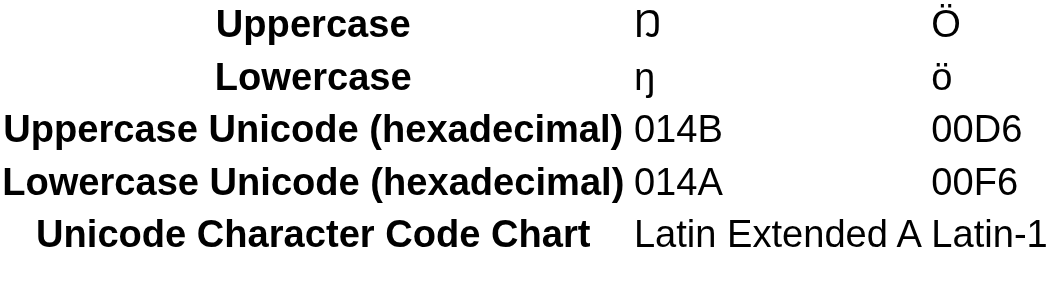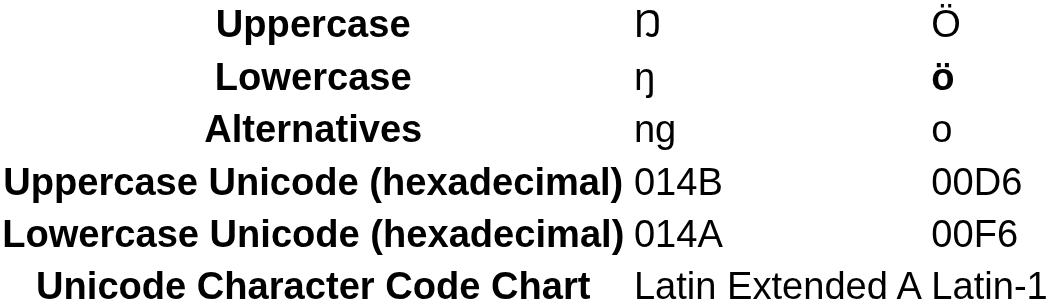(942, 77) normal -> (943, 77) bold
+ row: (313, 129)
